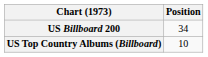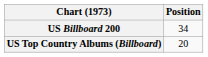(183, 44) 10 -> (183, 44) 20
